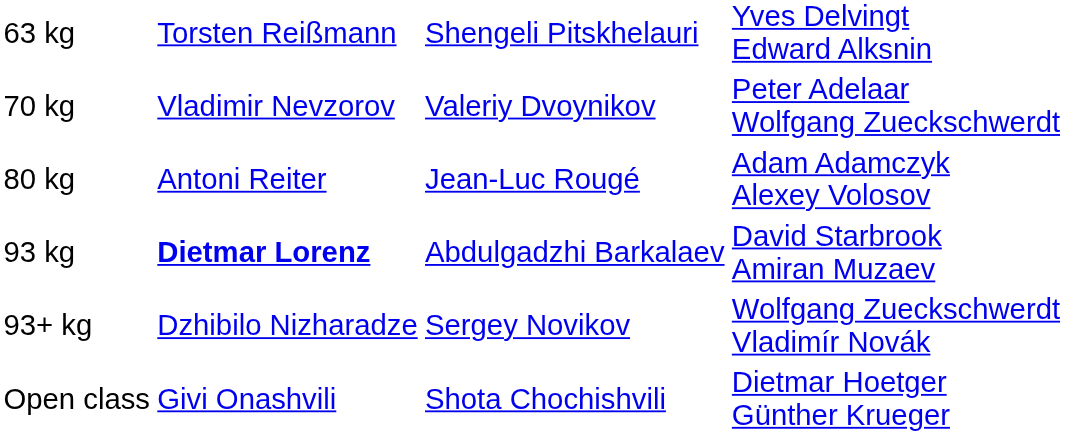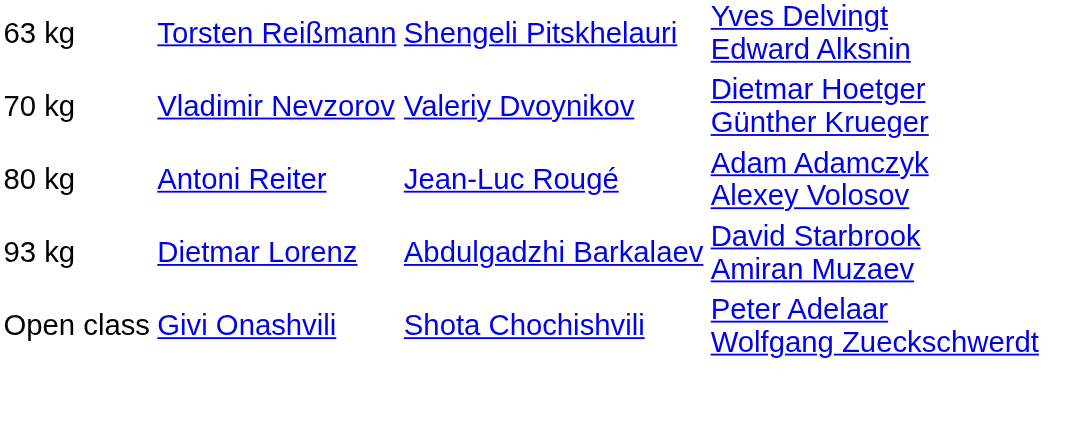(896, 106) Peter Adelaar Wolfgang Zueckschwerdt -> (820, 106) Dietmar Hoetger Günther Krueger
(264, 252) bold -> (257, 252) normal
- row: (48, 325)
(841, 399) Dietmar Hoetger Günther Krueger -> (875, 325) Peter Adelaar Wolfgang Zueckschwerdt
